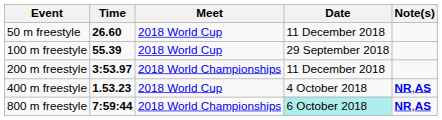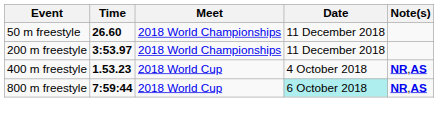(180, 32) 2018 World Cup -> (210, 32) 2018 World Championships
- row: (47, 50)
(210, 106) 2018 World Championships -> (180, 87) 2018 World Cup
